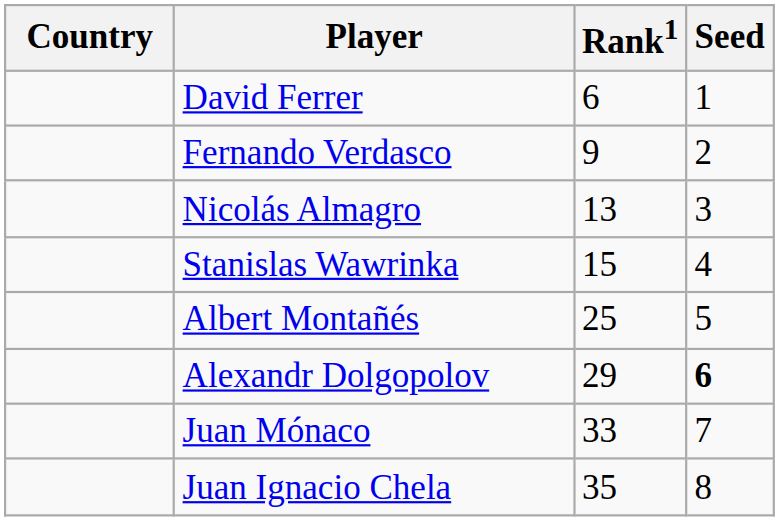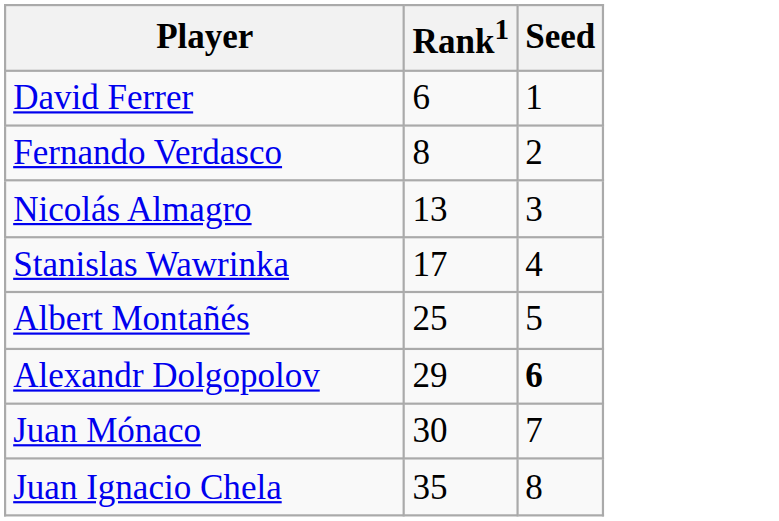- column: (90, 37)
(591, 152) 9 -> (421, 152) 8
(600, 264) 15 -> (430, 264) 17
(600, 430) 33 -> (430, 430) 30
